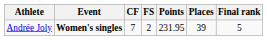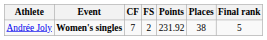(172, 28) 231.95 -> (172, 28) 231.92
(201, 28) 39 -> (201, 28) 38
